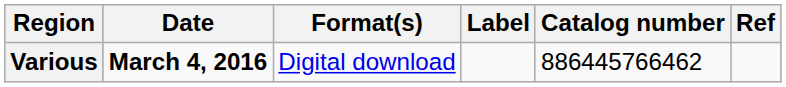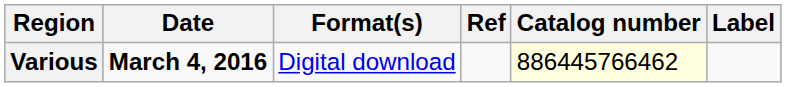columns swapped: (498, 23) <-> (756, 23)
(622, 61) no background -> (597, 61) lightyellow background
